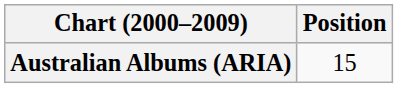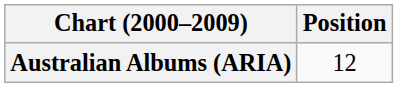(345, 62) 15 -> (345, 62) 12
